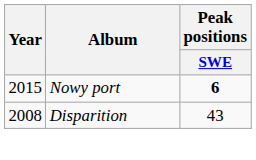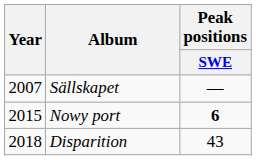+ row: (84, 88)
(25, 114) 2008 -> (25, 141) 2018
